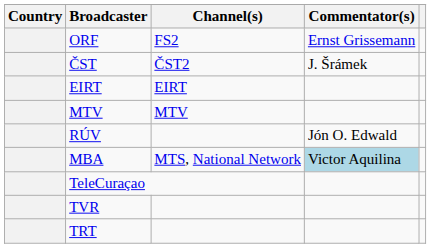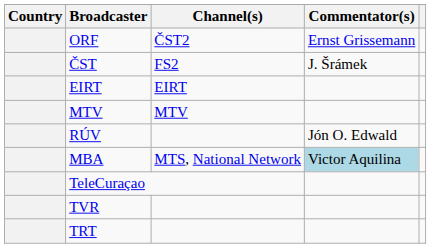(166, 40) FS2 -> (172, 40) ČST2
(172, 64) ČST2 -> (166, 64) FS2
